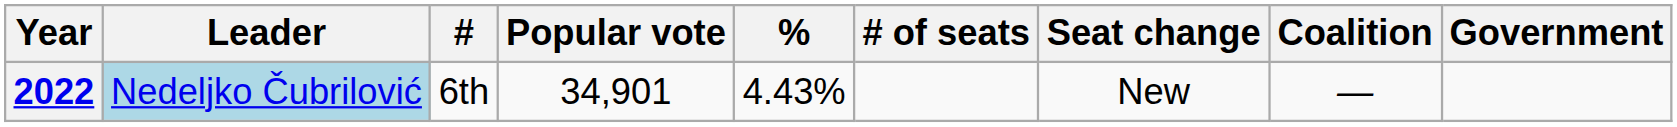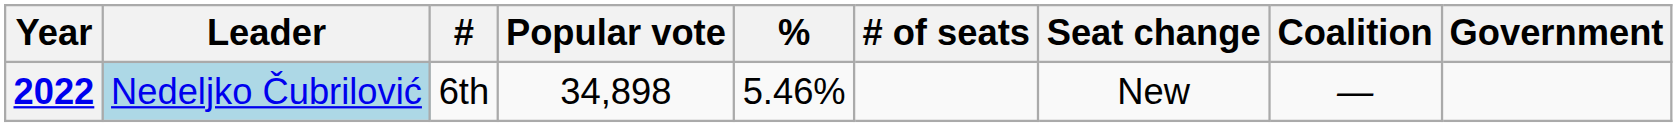(616, 90) 34,901 -> (616, 90) 34,898
(794, 90) 4.43% -> (794, 90) 5.46%
